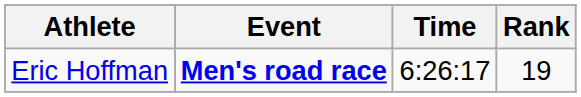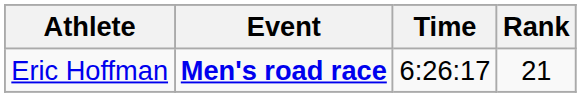(536, 70) 19 -> (536, 70) 21
